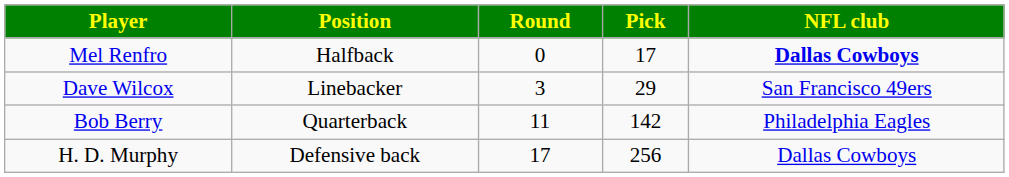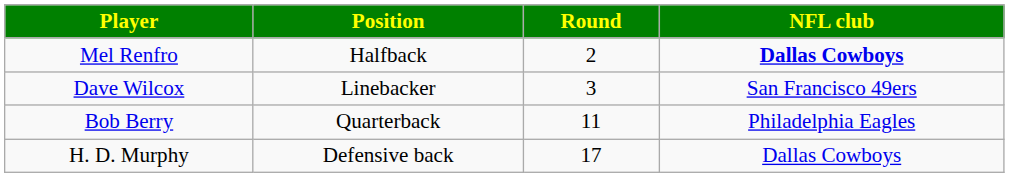- column: (646, 21)
(540, 54) 0 -> (591, 54) 2
